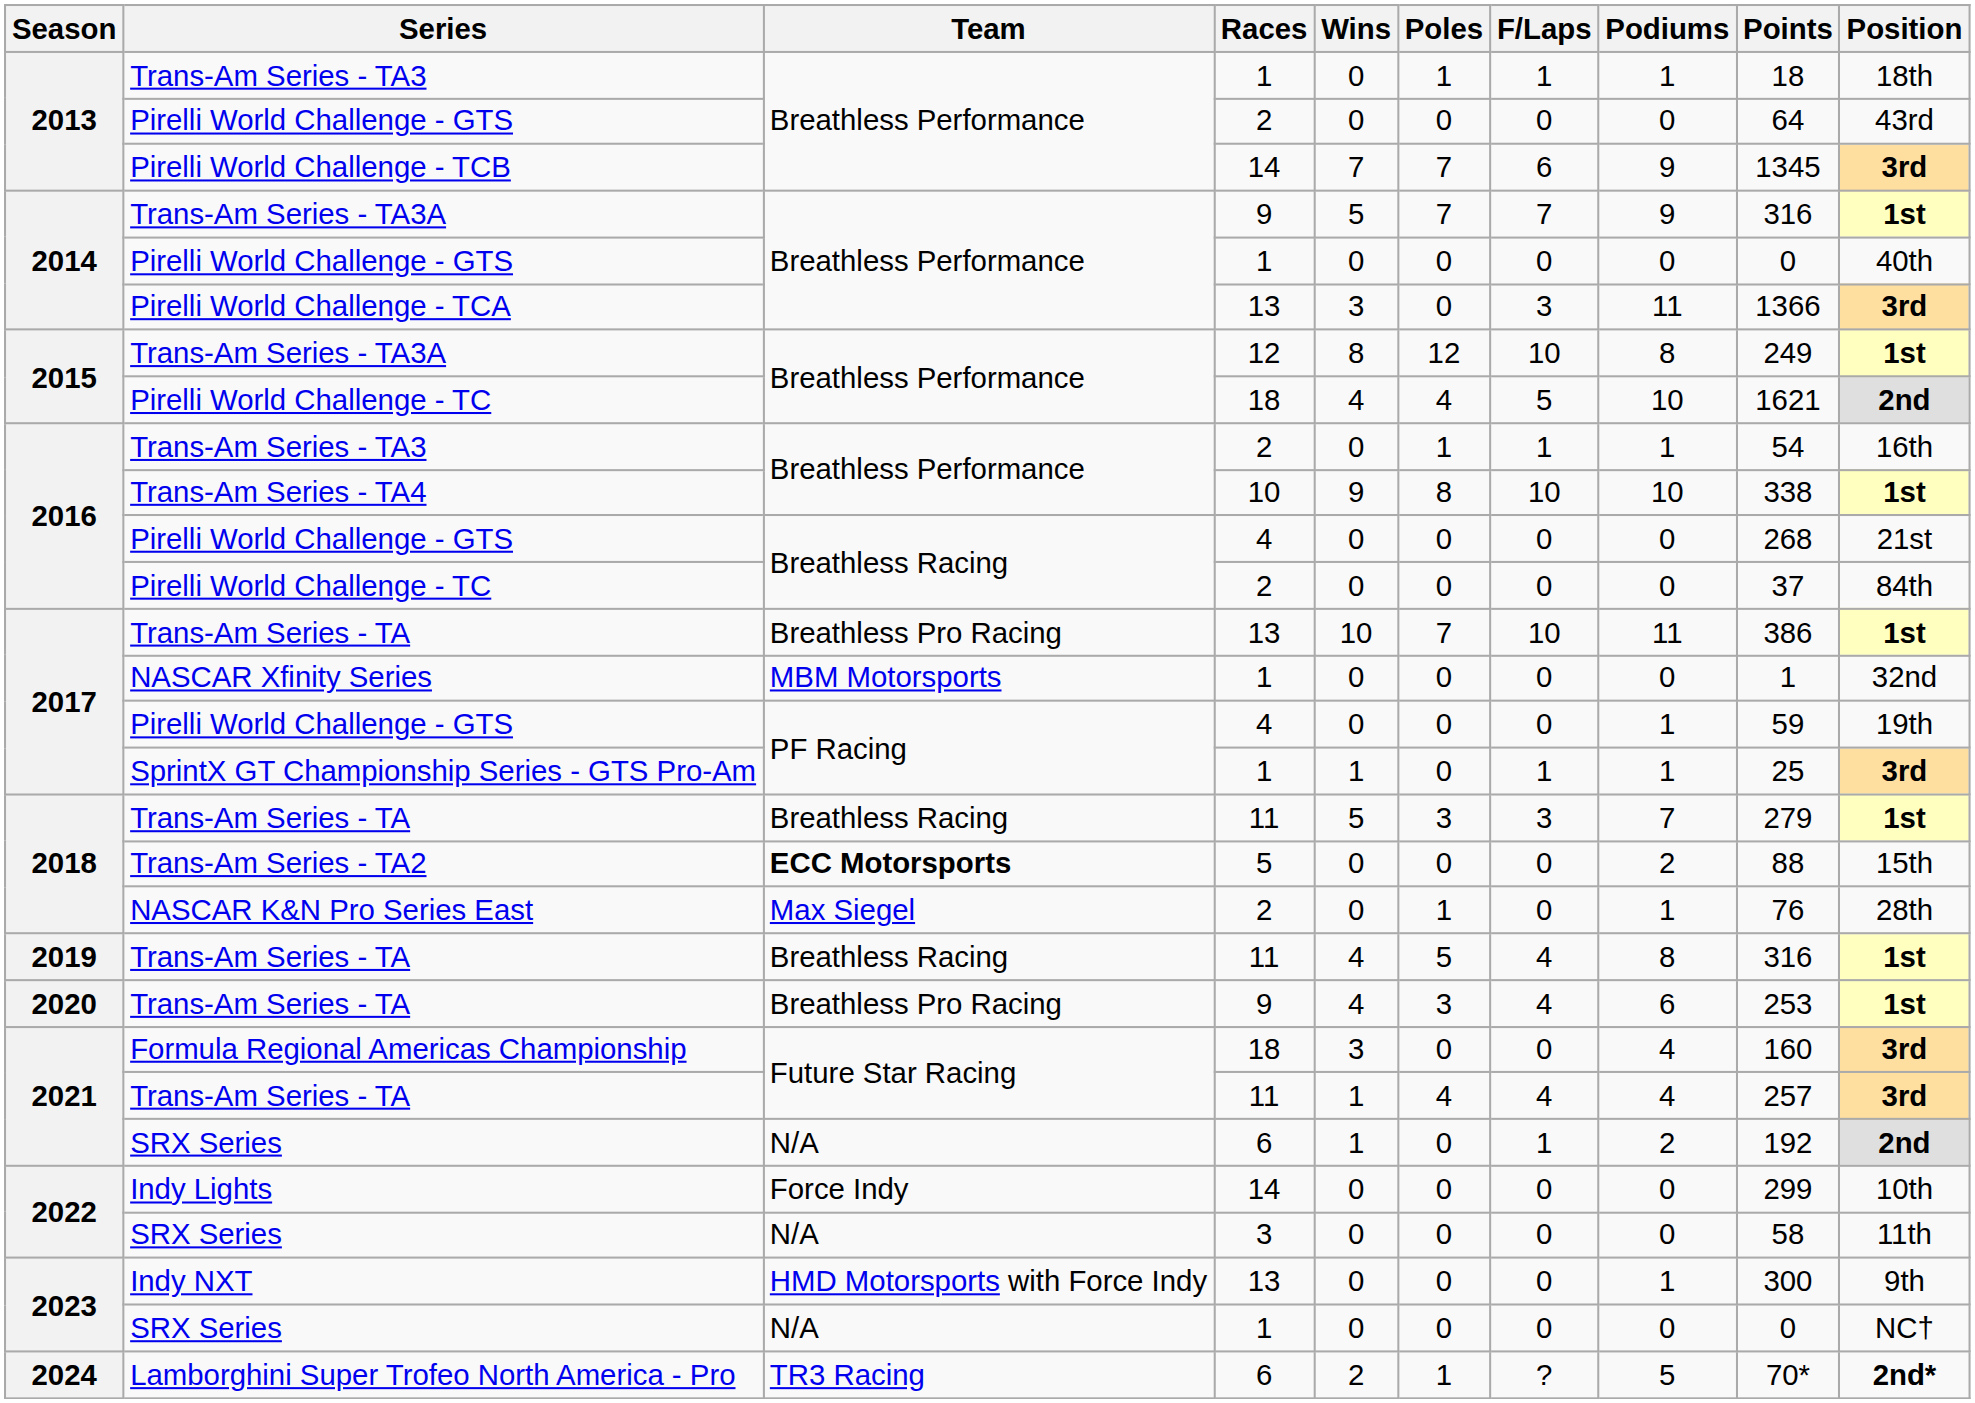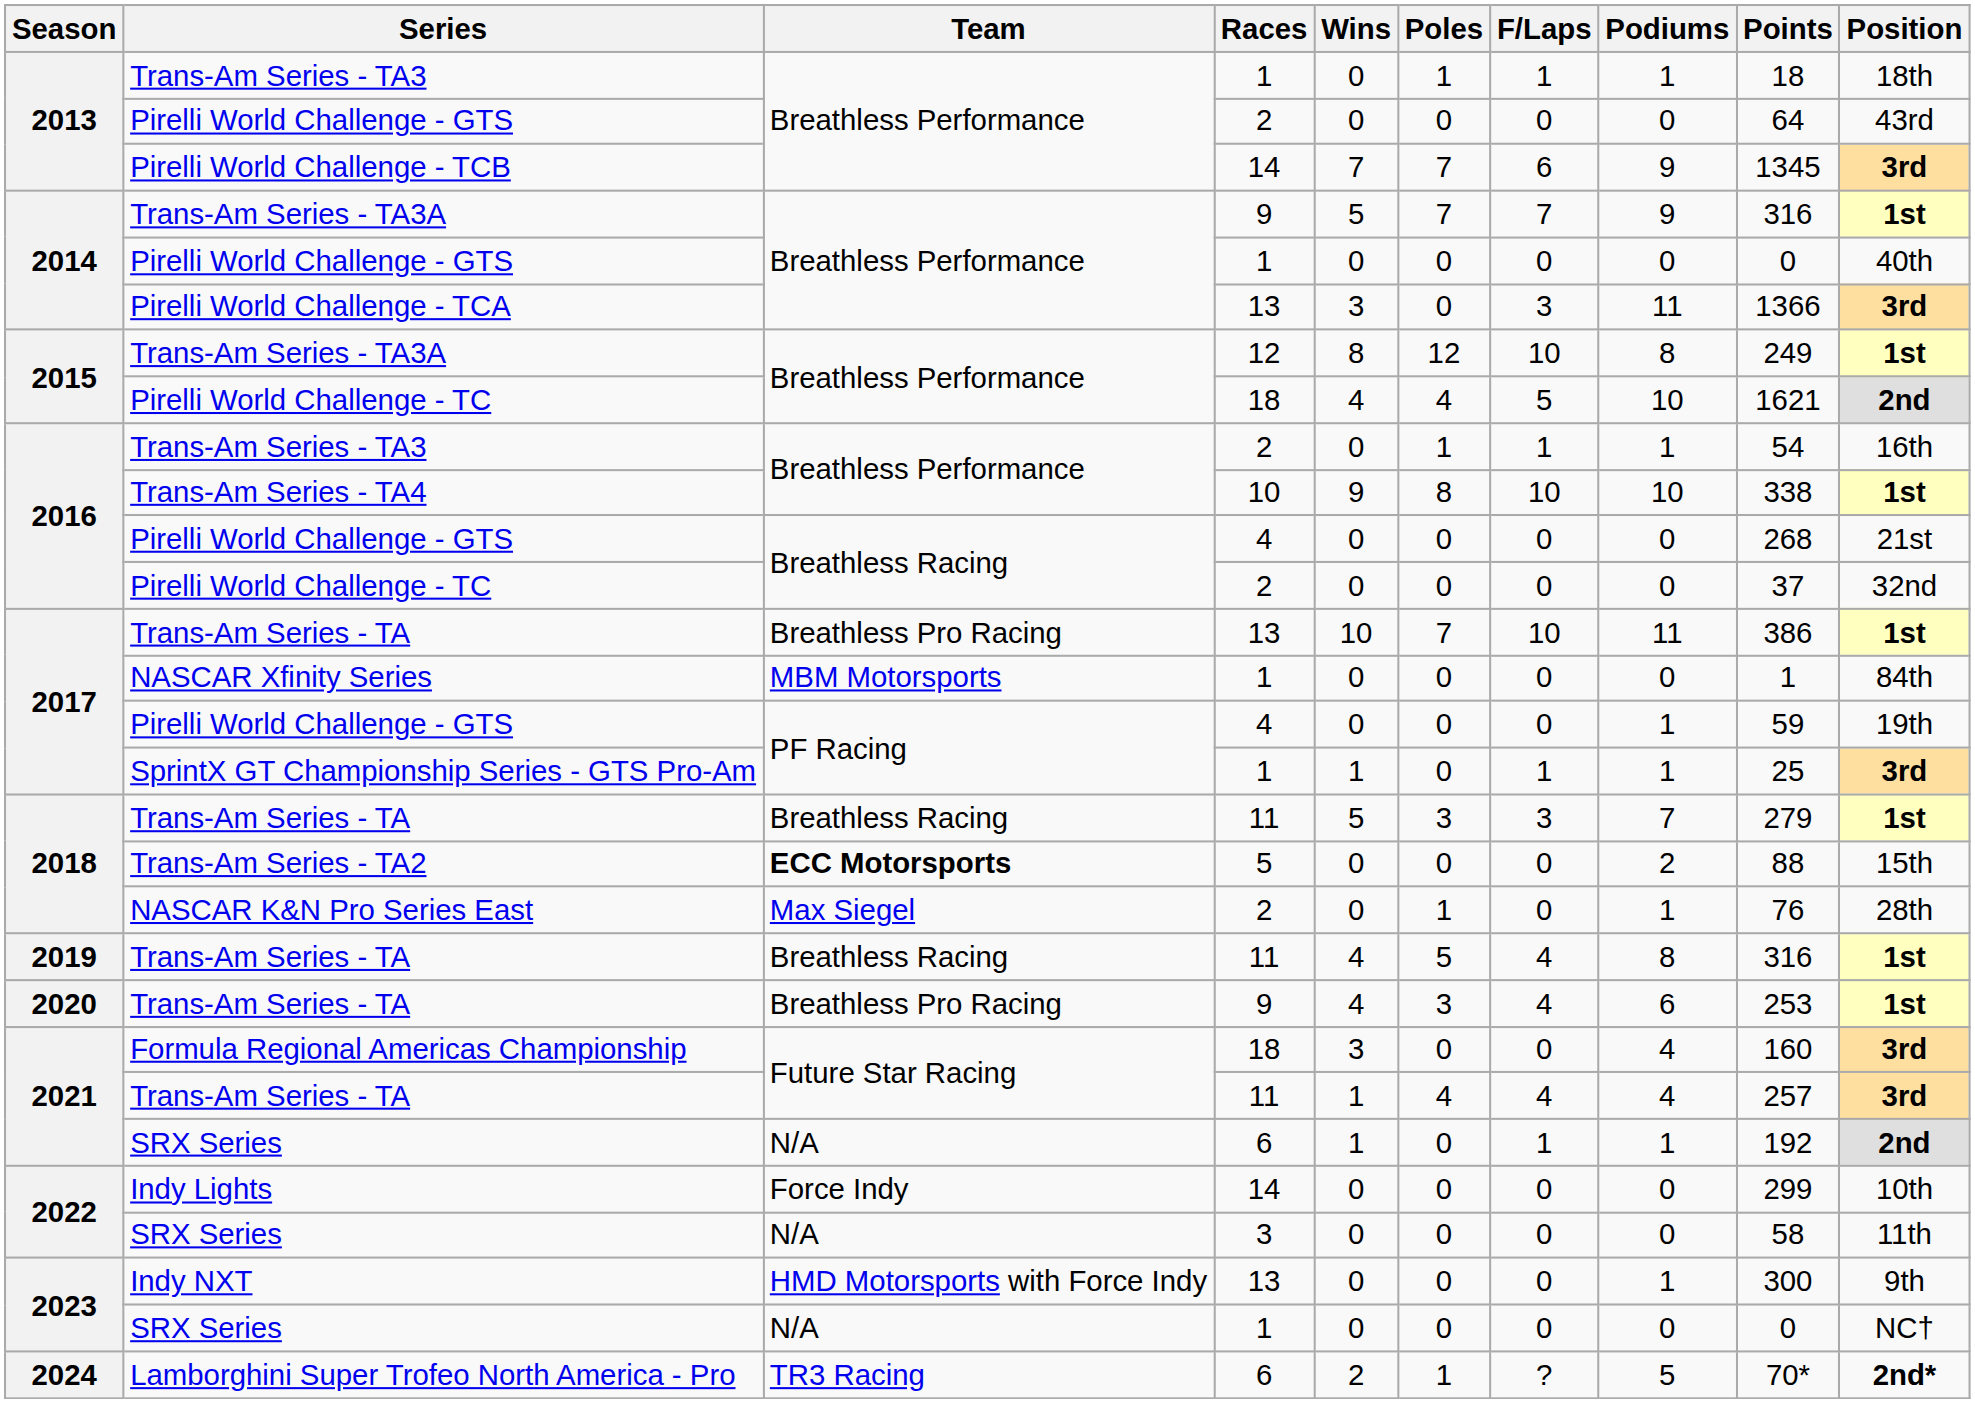(1904, 586) 84th -> (1904, 586) 32nd
(1904, 678) 32nd -> (1904, 678) 84th
(1667, 1142) 2 -> (1667, 1142) 1
